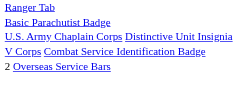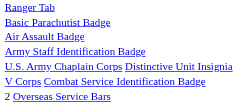+ row: (45, 37)
+ row: (75, 52)
